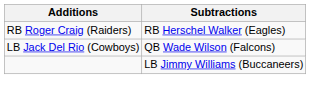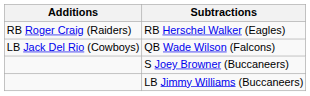+ row: (217, 64)
